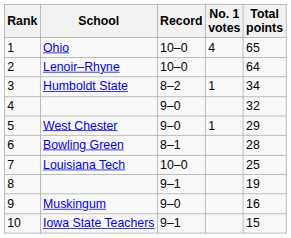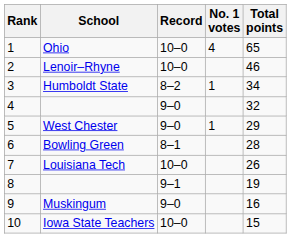(253, 67) 64 -> (253, 67) 46
(253, 164) 25 -> (253, 164) 26
(170, 223) 9–1 -> (174, 223) 10–0
